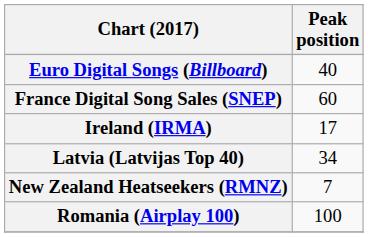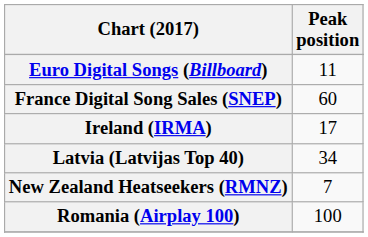(328, 69) 40 -> (328, 69) 11
